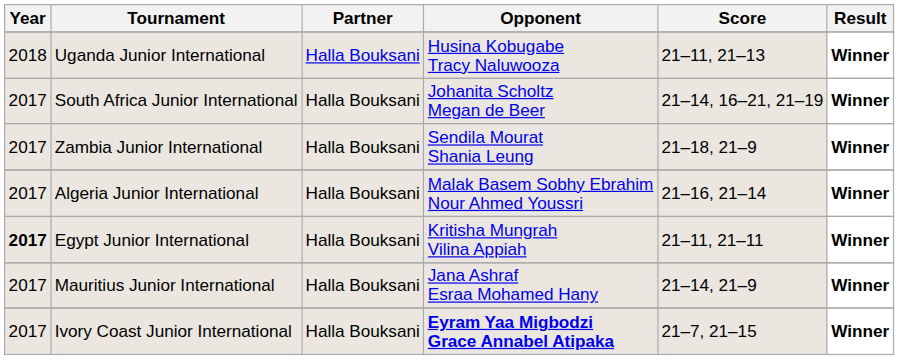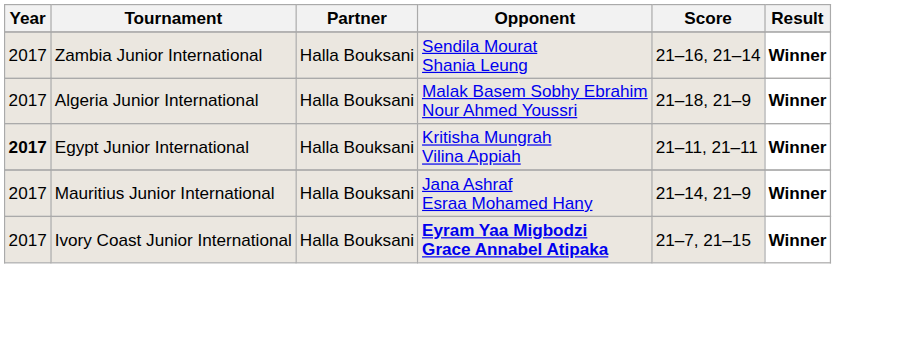- row: (160, 55)
- row: (176, 101)
(709, 147) 21–18, 21–9 -> (708, 55) 21–16, 21–14
(714, 193) 21–16, 21–14 -> (703, 101) 21–18, 21–9
